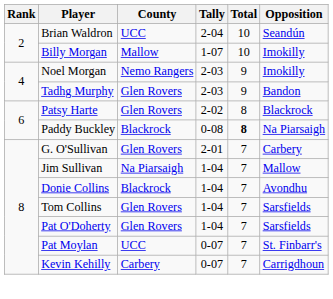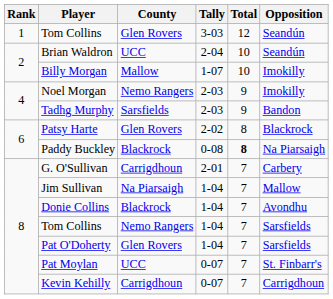+ row: (71, 33)
(151, 91) Glen Rovers -> (145, 110) Sarsfields
(151, 149) Glen Rovers -> (151, 168) Carrigdhoun
(151, 206) Glen Rovers -> (157, 226) Nemo Rangers
(140, 264) Carbery -> (151, 284) Carrigdhoun
